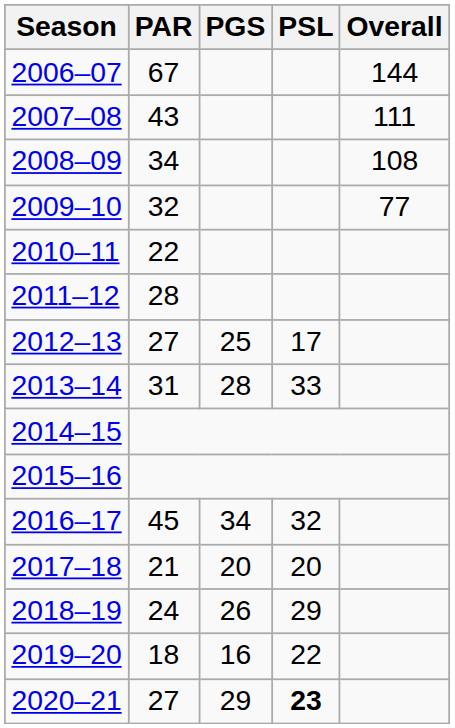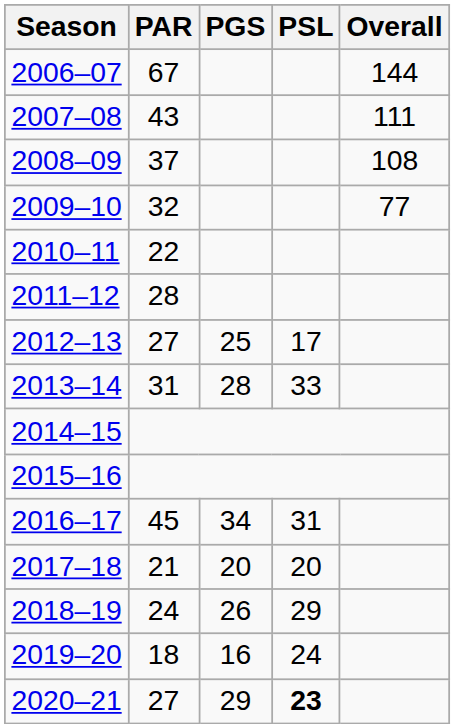(164, 161) 34 -> (164, 161) 37
(306, 521) 32 -> (306, 521) 31
(306, 655) 22 -> (306, 655) 24
